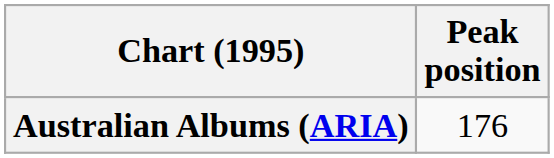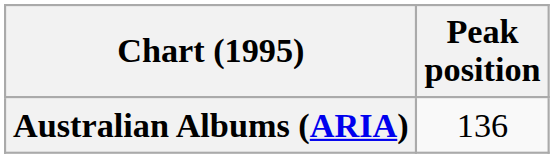(483, 124) 176 -> (483, 124) 136
